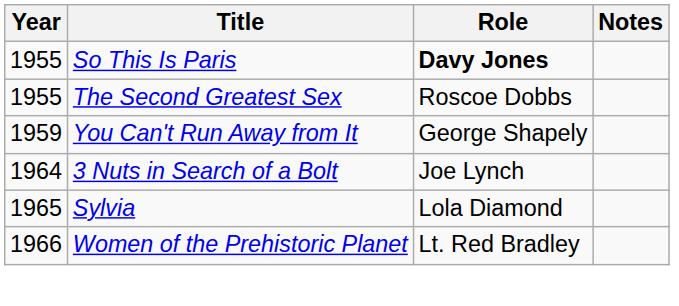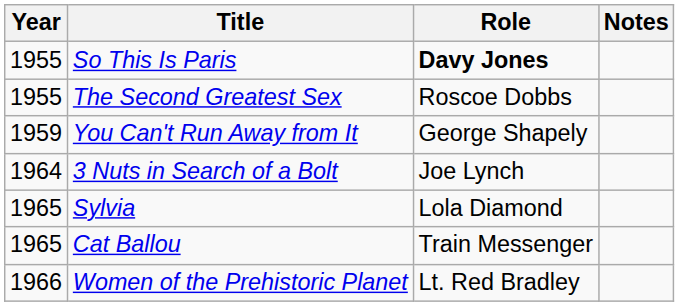+ row: (127, 245)
